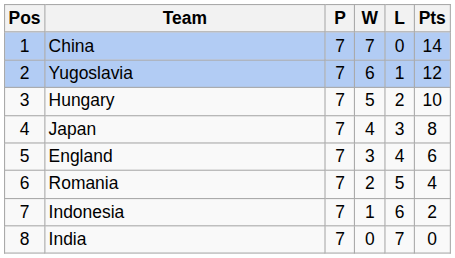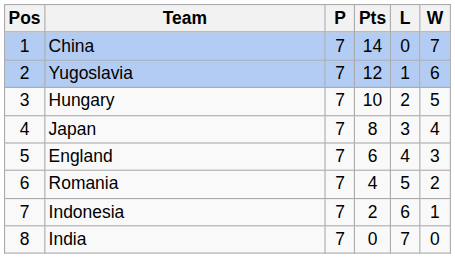columns swapped: (370, 18) <-> (432, 18)
